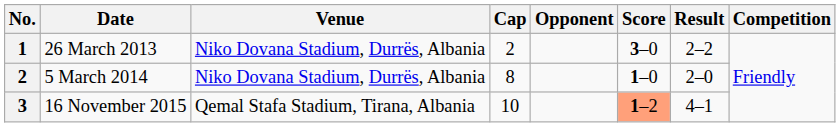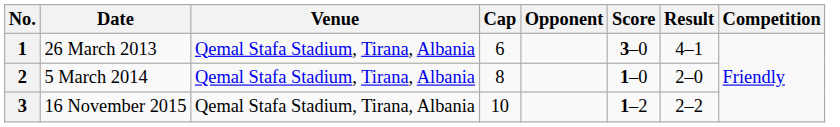(340, 48) Niko Dovana Stadium, Durrës, Albania -> (335, 48) Qemal Stafa Stadium, Tirana, Albania
(510, 48) 2 -> (500, 48) 6
(699, 48) 2–2 -> (689, 48) 4–1
(340, 77) Niko Dovana Stadium, Durrës, Albania -> (335, 77) Qemal Stafa Stadium, Tirana, Albania
(644, 106) lightsalmon background -> (634, 106) no background
(699, 106) 4–1 -> (689, 106) 2–2
